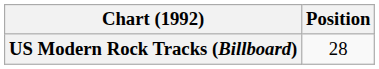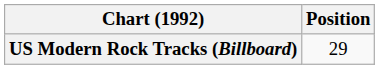(338, 49) 28 -> (338, 49) 29
